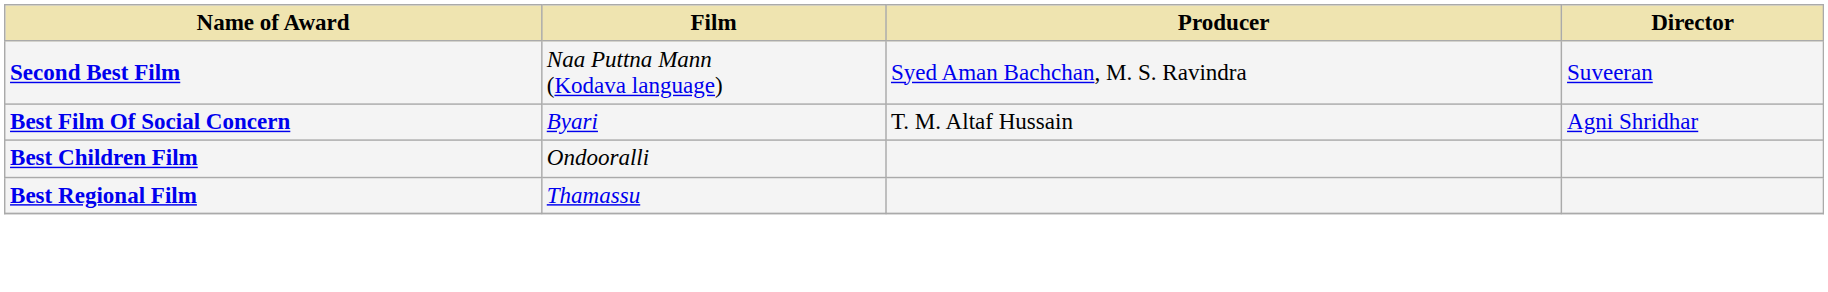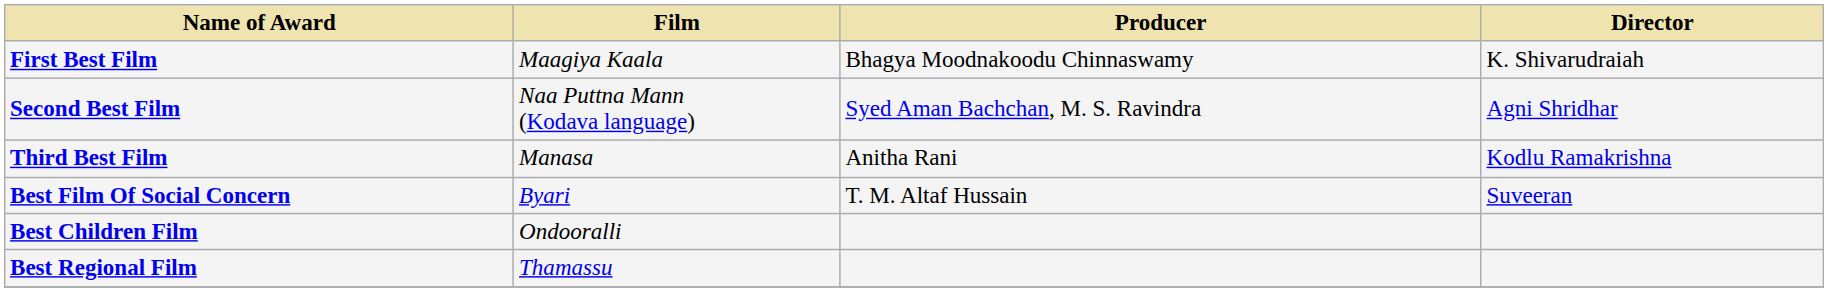+ row: (84, 59)
(1610, 72) Suveeran -> (1552, 108) Agni Shridhar
+ row: (89, 158)
(1633, 121) Agni Shridhar -> (1529, 194) Suveeran
